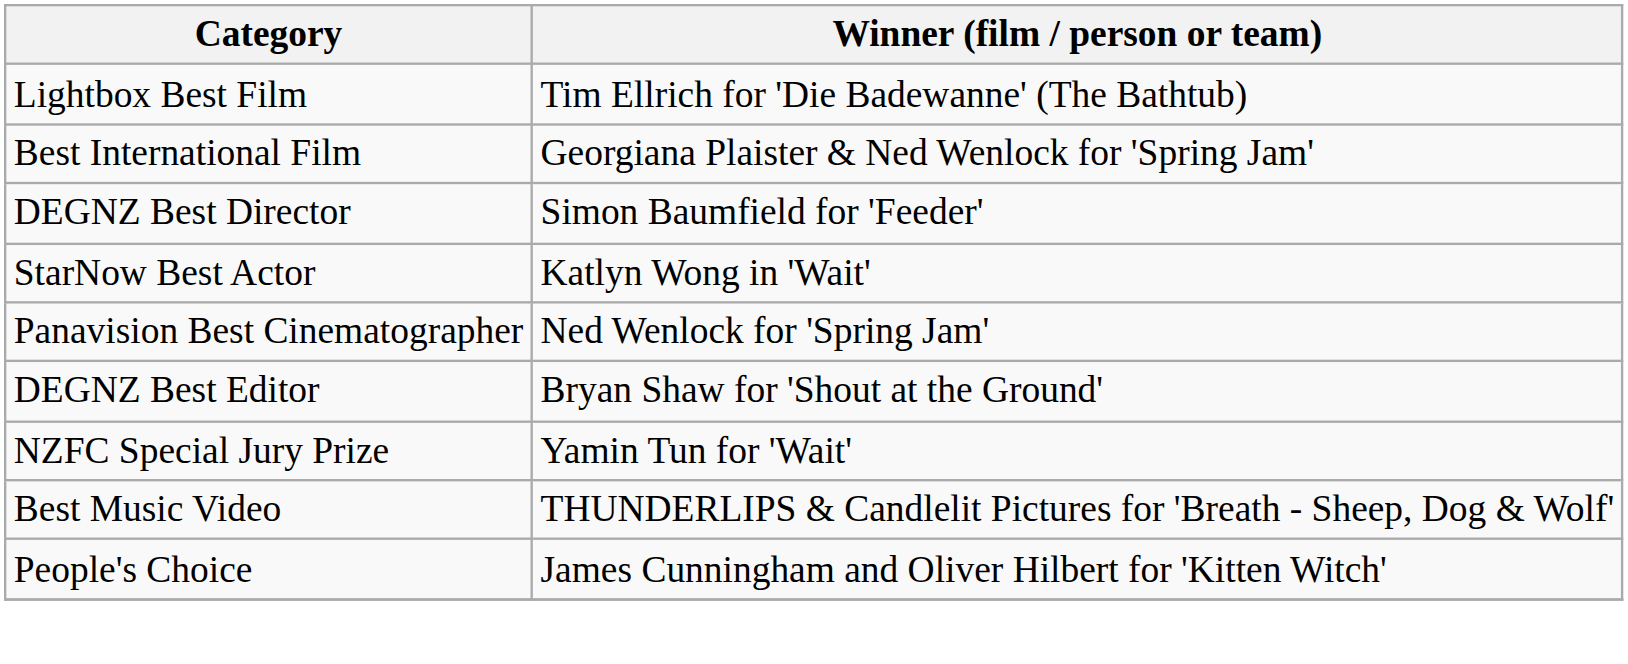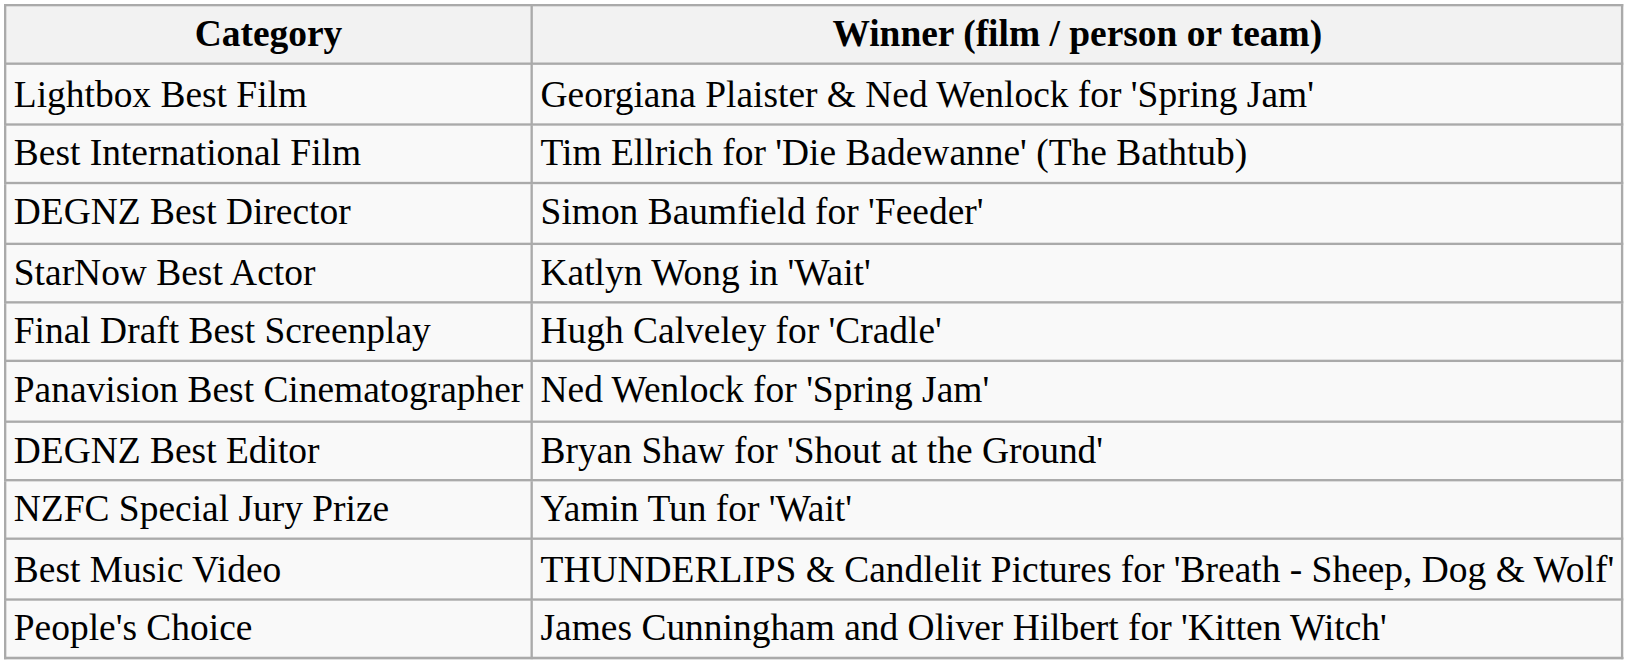(894, 93) Tim Ellrich for 'Die Badewanne' (The Bathtub) -> (927, 93) Georgiana Plaister & Ned Wenlock for 'Spring Jam'
(927, 152) Georgiana Plaister & Ned Wenlock for 'Spring Jam' -> (894, 152) Tim Ellrich for 'Die Badewanne' (The Bathtub)
+ row: (222, 331)
